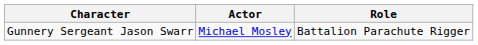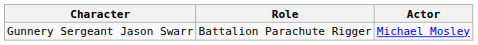columns swapped: (383, 13) <-> (245, 13)
